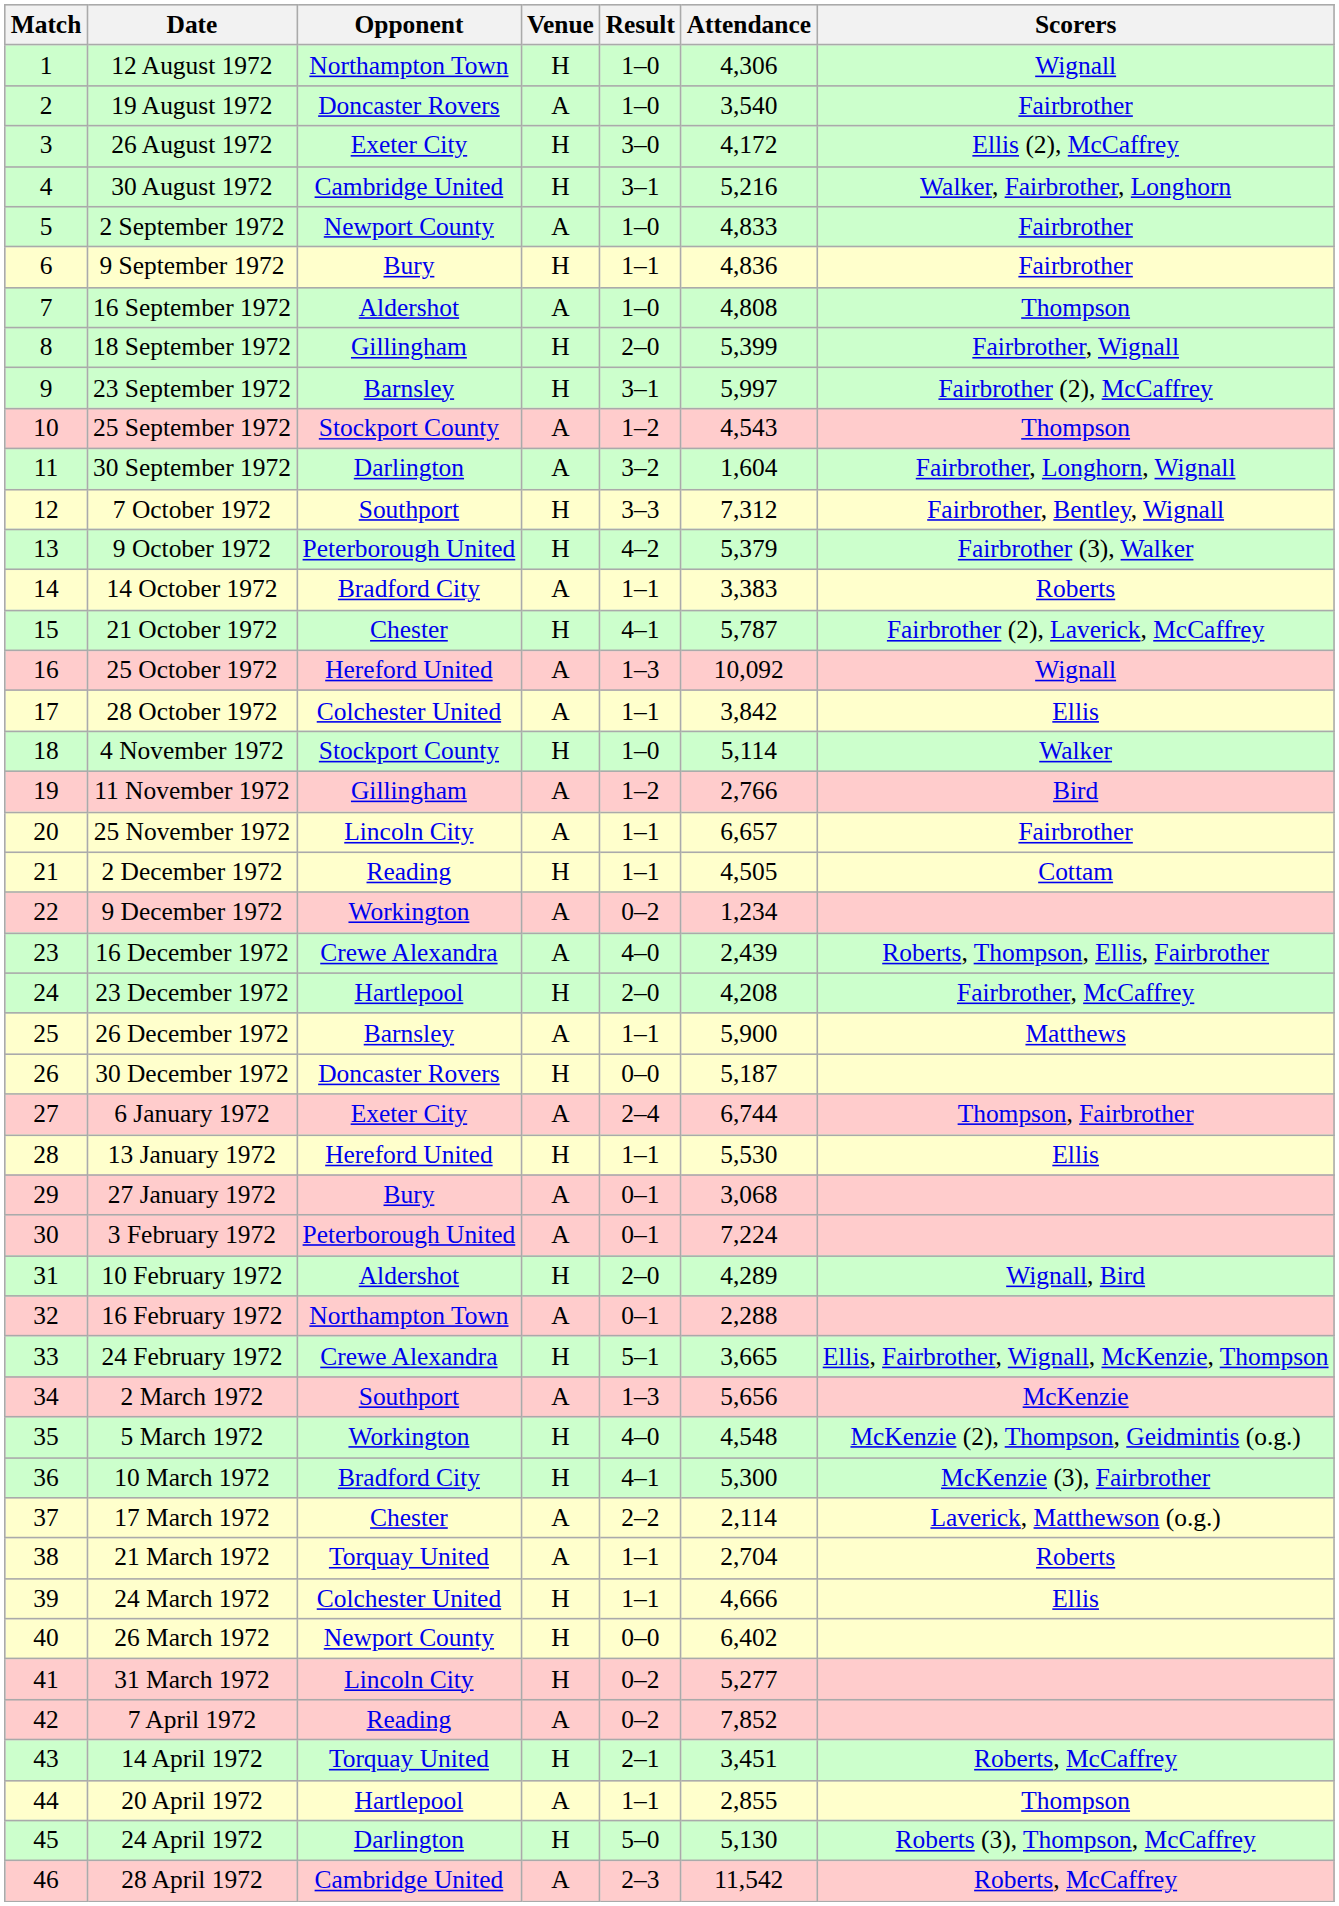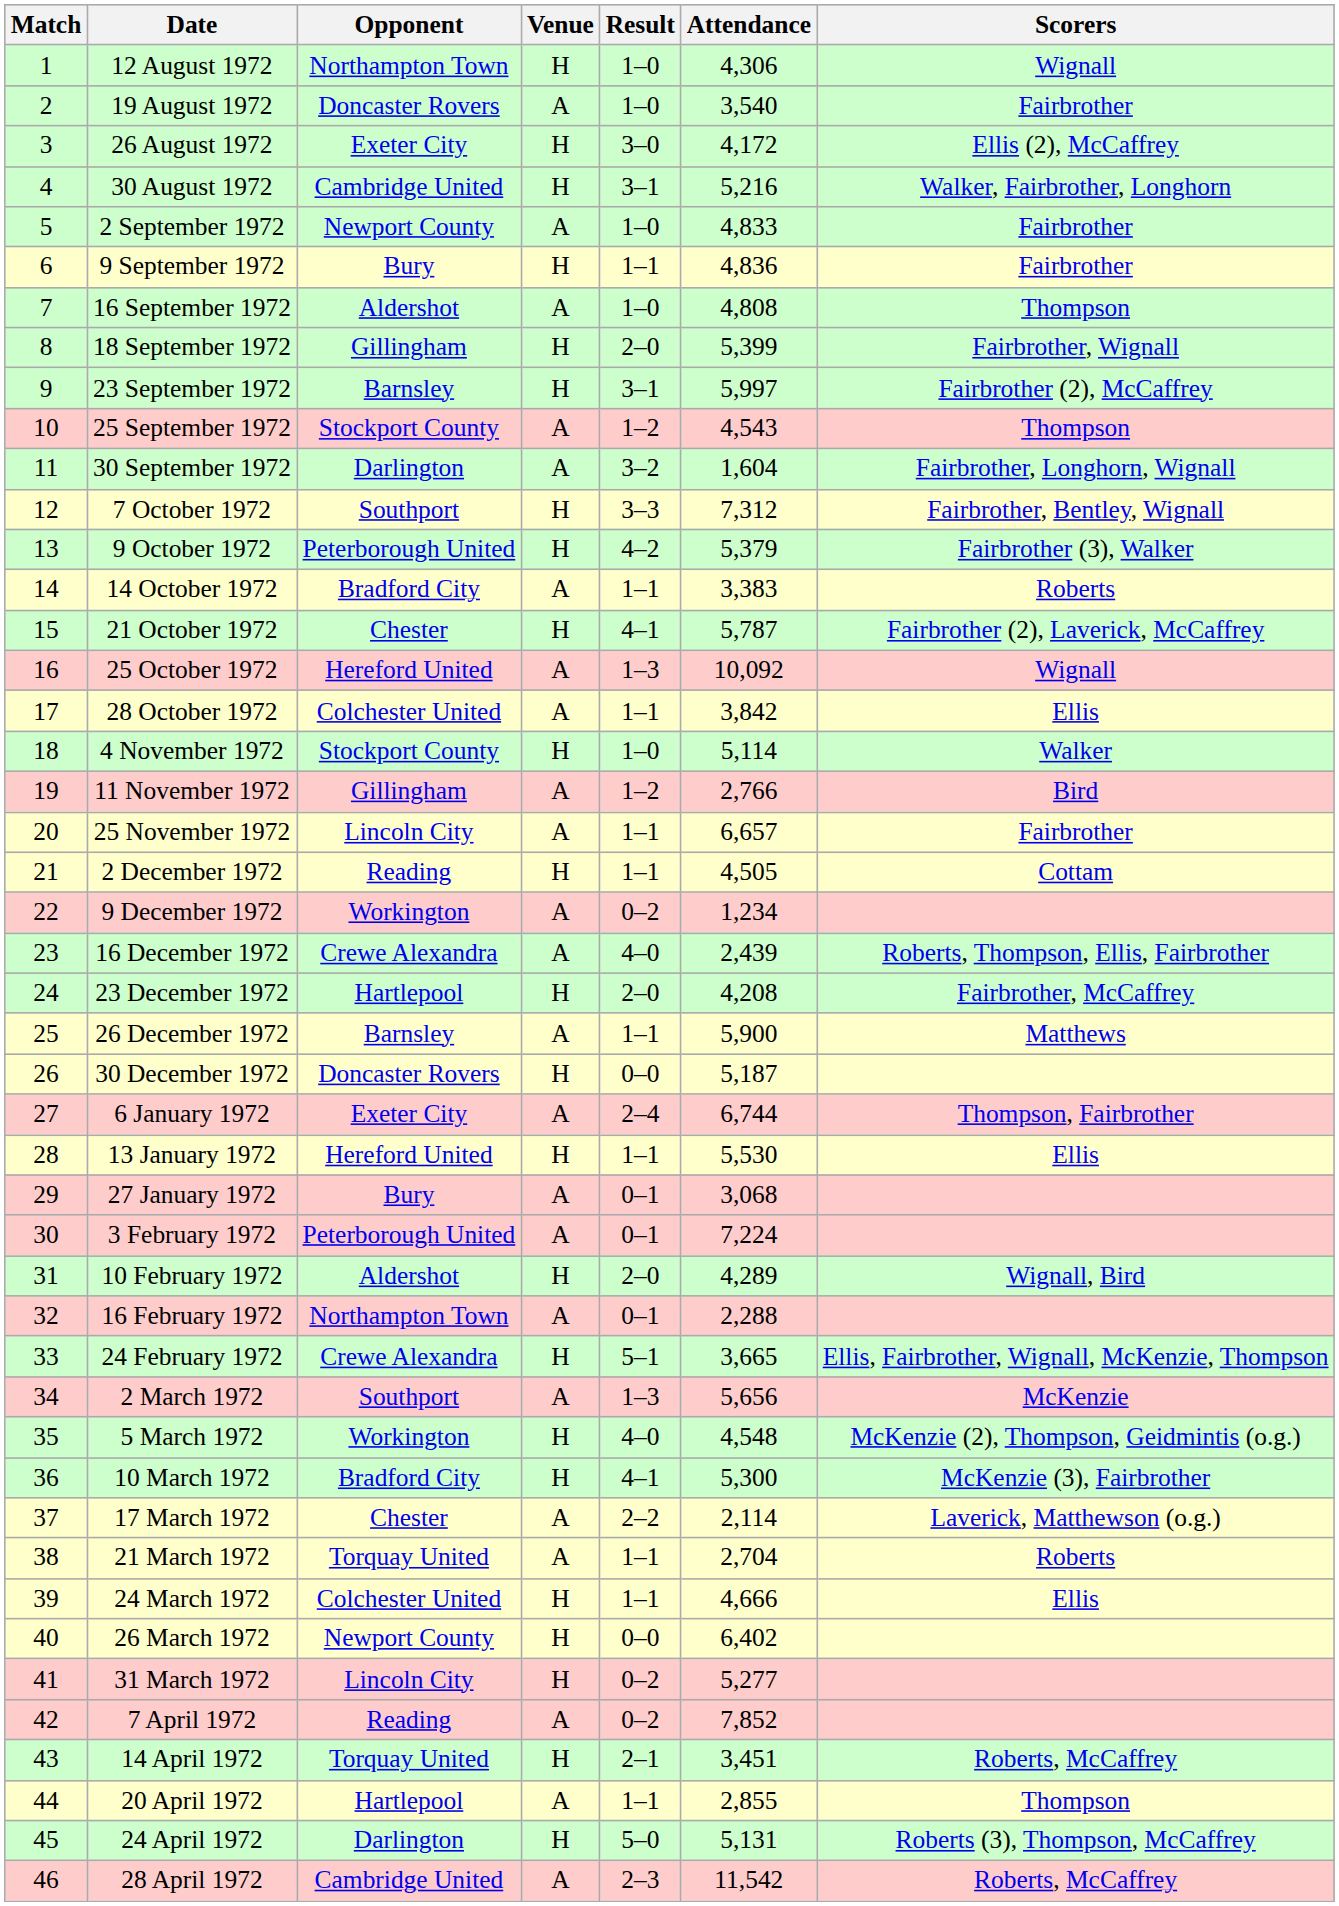(749, 1840) 5,130 -> (749, 1840) 5,131
